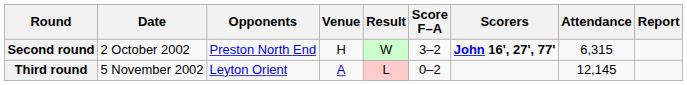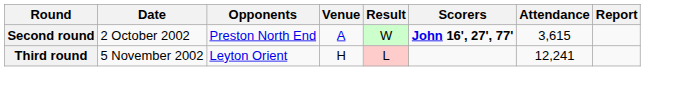- column: (430, 22)
(341, 49) H -> (341, 35) A
(597, 49) 6,315 -> (555, 35) 3,615
(341, 70) A -> (341, 55) H
(597, 70) 12,145 -> (555, 55) 12,241
